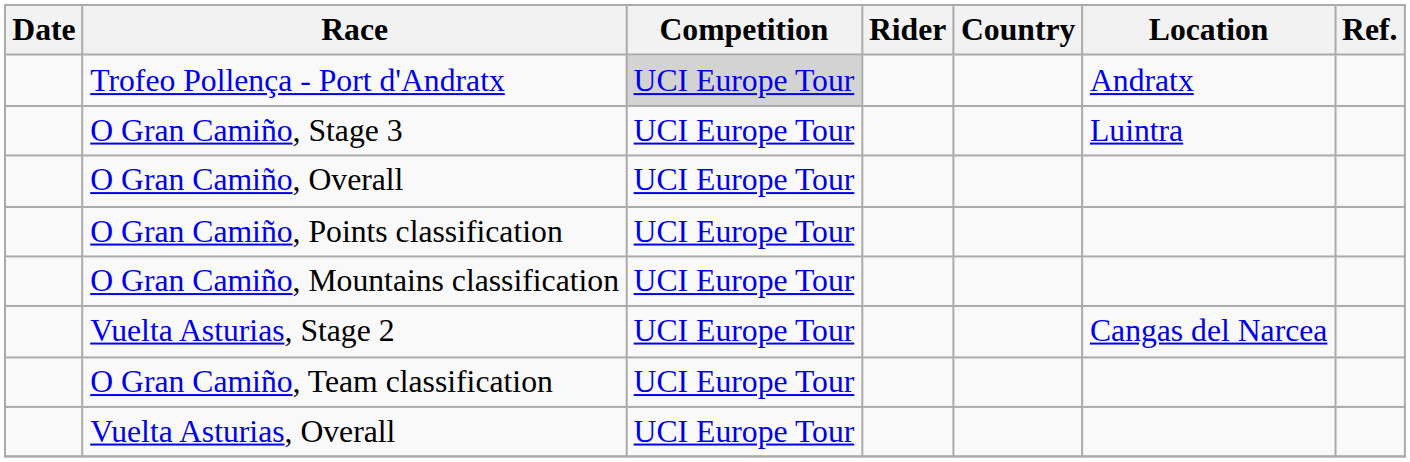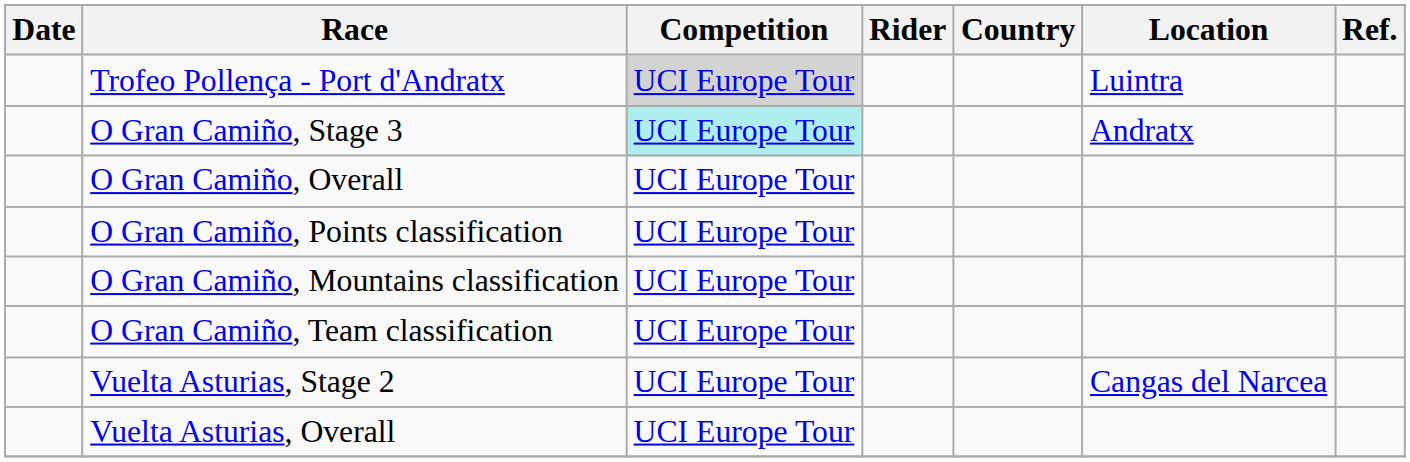(1142, 79) Andratx -> (1137, 79) Luintra
(744, 130) no background -> (744, 130) paleturquoise background
(1137, 130) Luintra -> (1142, 130) Andratx
rows swapped: (322, 381) <-> (242, 331)
